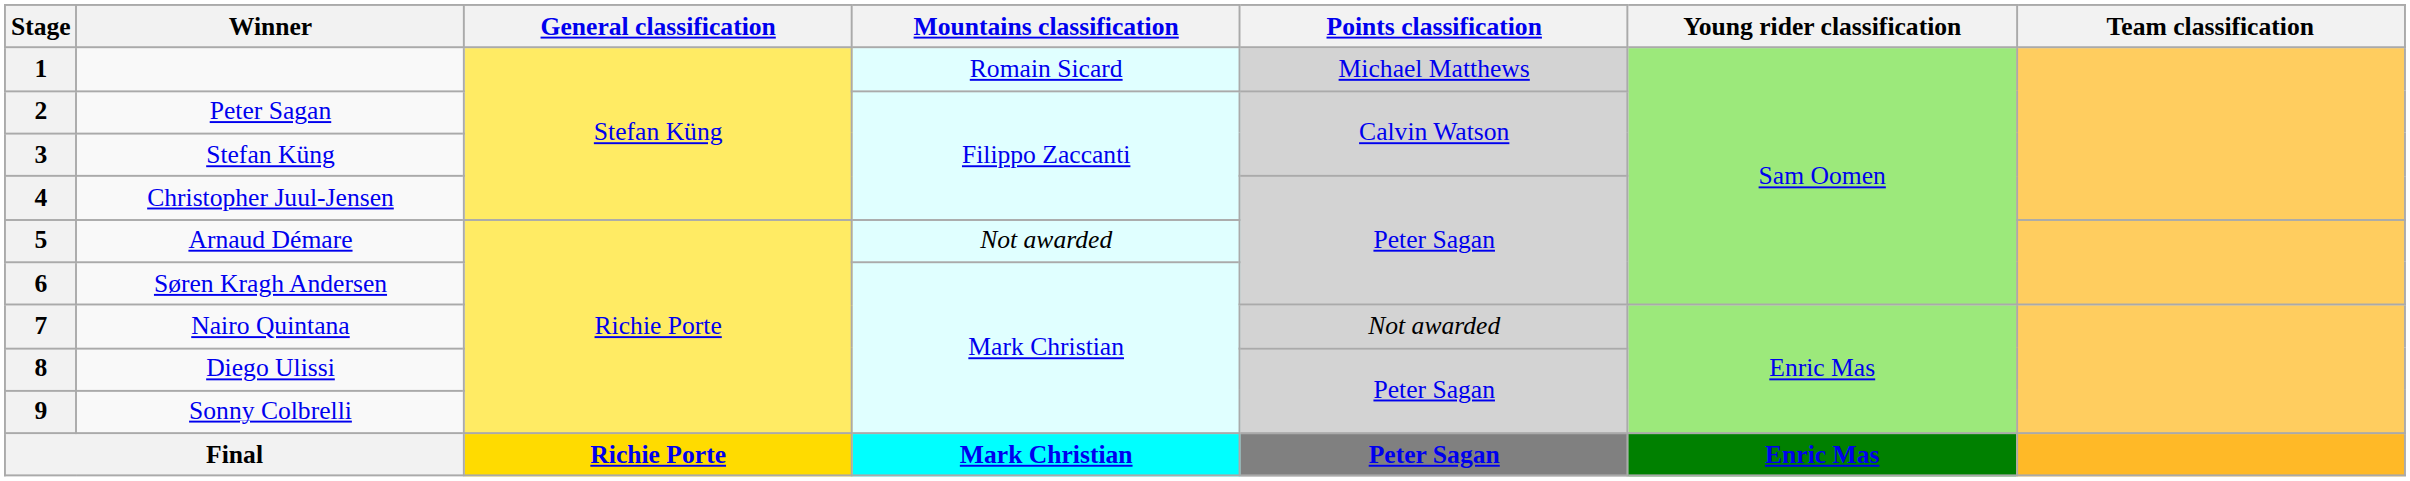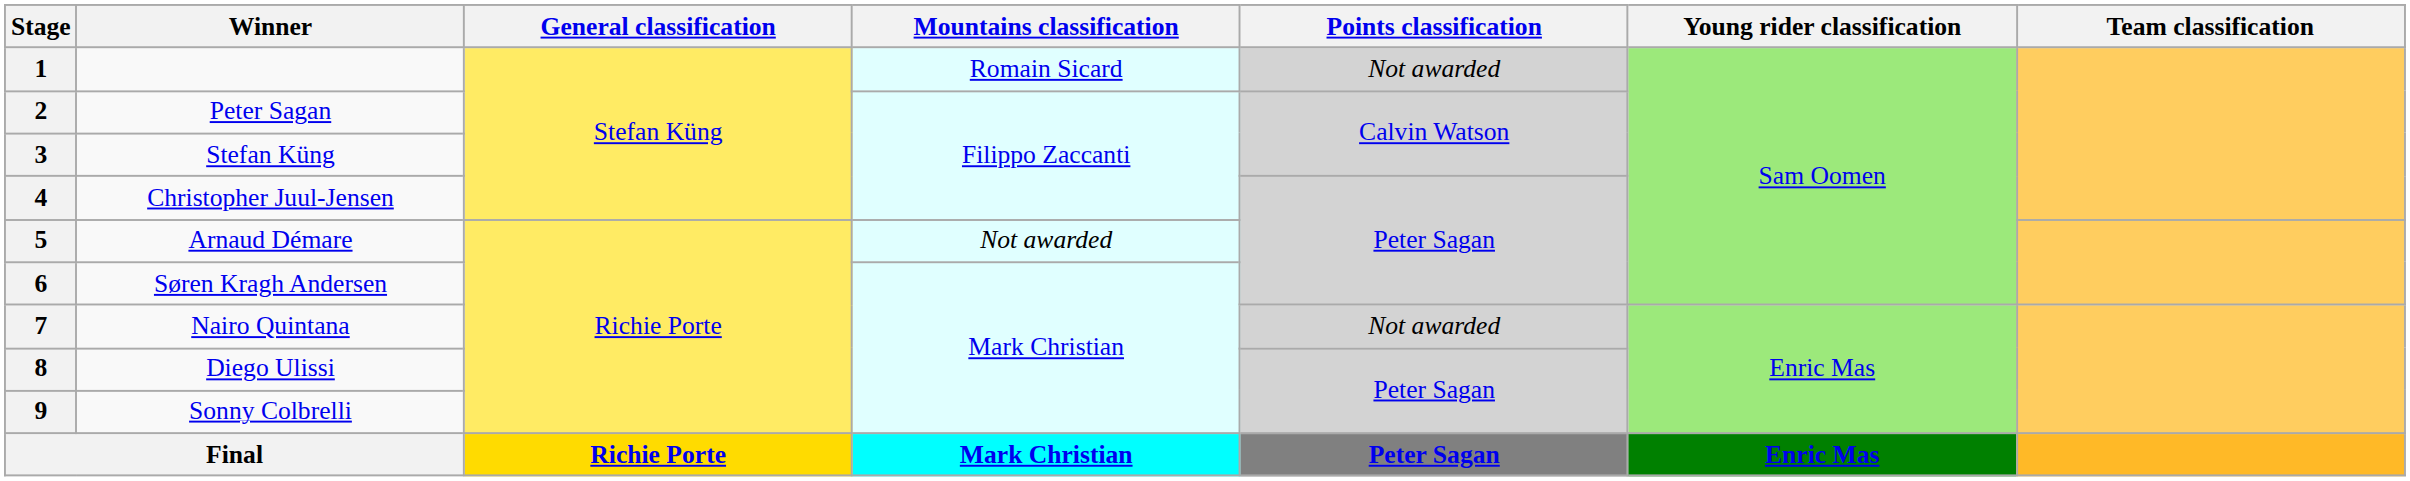(1434, 69) Michael Matthews -> (1434, 69) Not awarded
